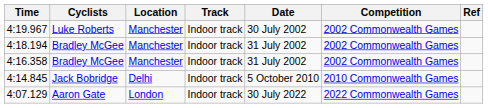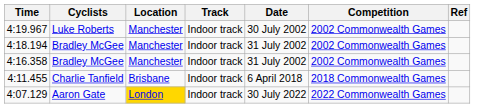- row: (27, 78)
+ row: (27, 78)
(146, 95) no background -> (146, 95) gold background
